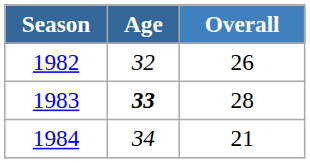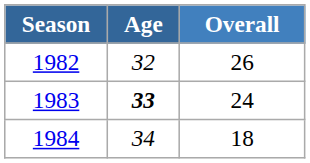(242, 100) 28 -> (242, 100) 24
(242, 138) 21 -> (242, 138) 18
